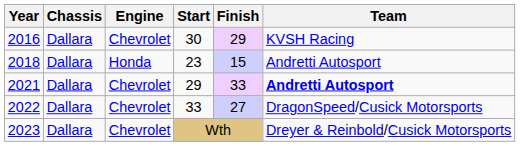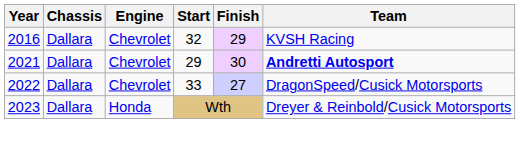(194, 39) 30 -> (194, 39) 32
- row: (24, 62)
(238, 85) 33 -> (238, 62) 30
(140, 130) Chevrolet -> (130, 108) Honda
